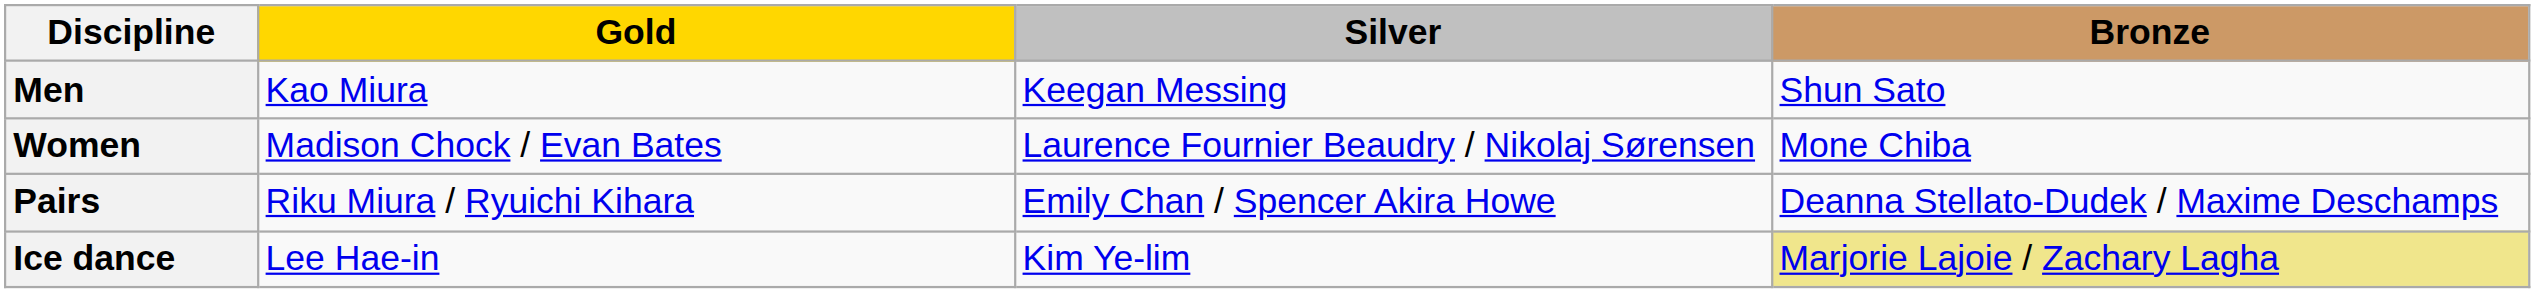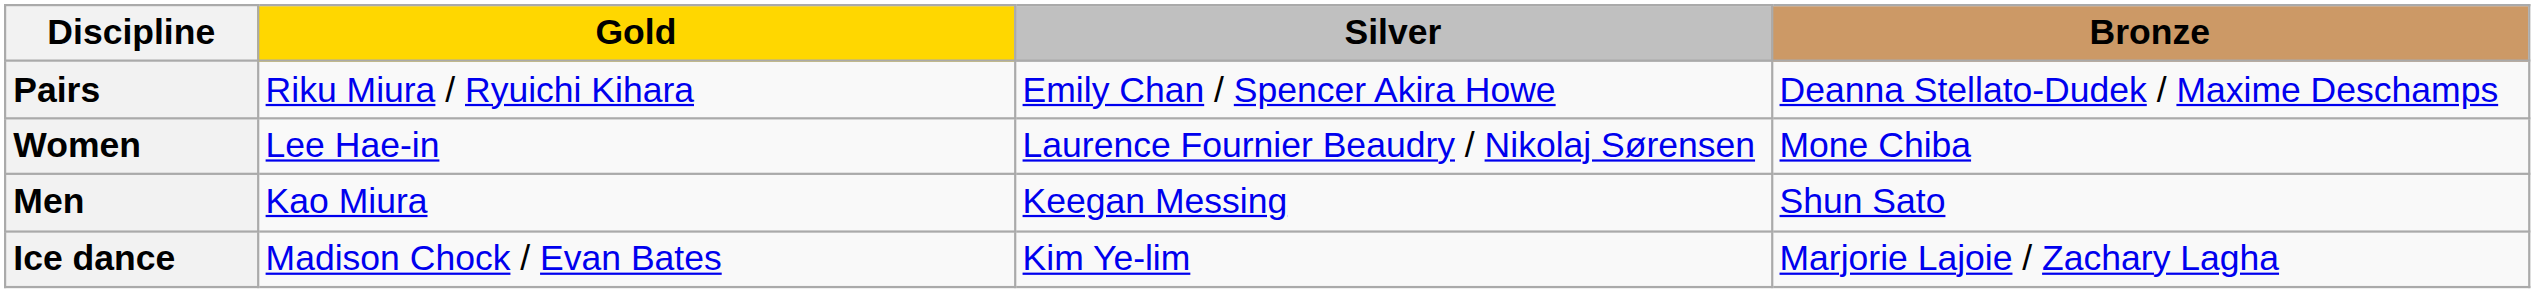rows swapped: (49, 88) <-> (57, 201)
(494, 145) Madison Chock / Evan Bates -> (353, 145) Lee Hae-in
(353, 257) Lee Hae-in -> (494, 257) Madison Chock / Evan Bates
(2029, 257) khaki background -> (2029, 257) no background
